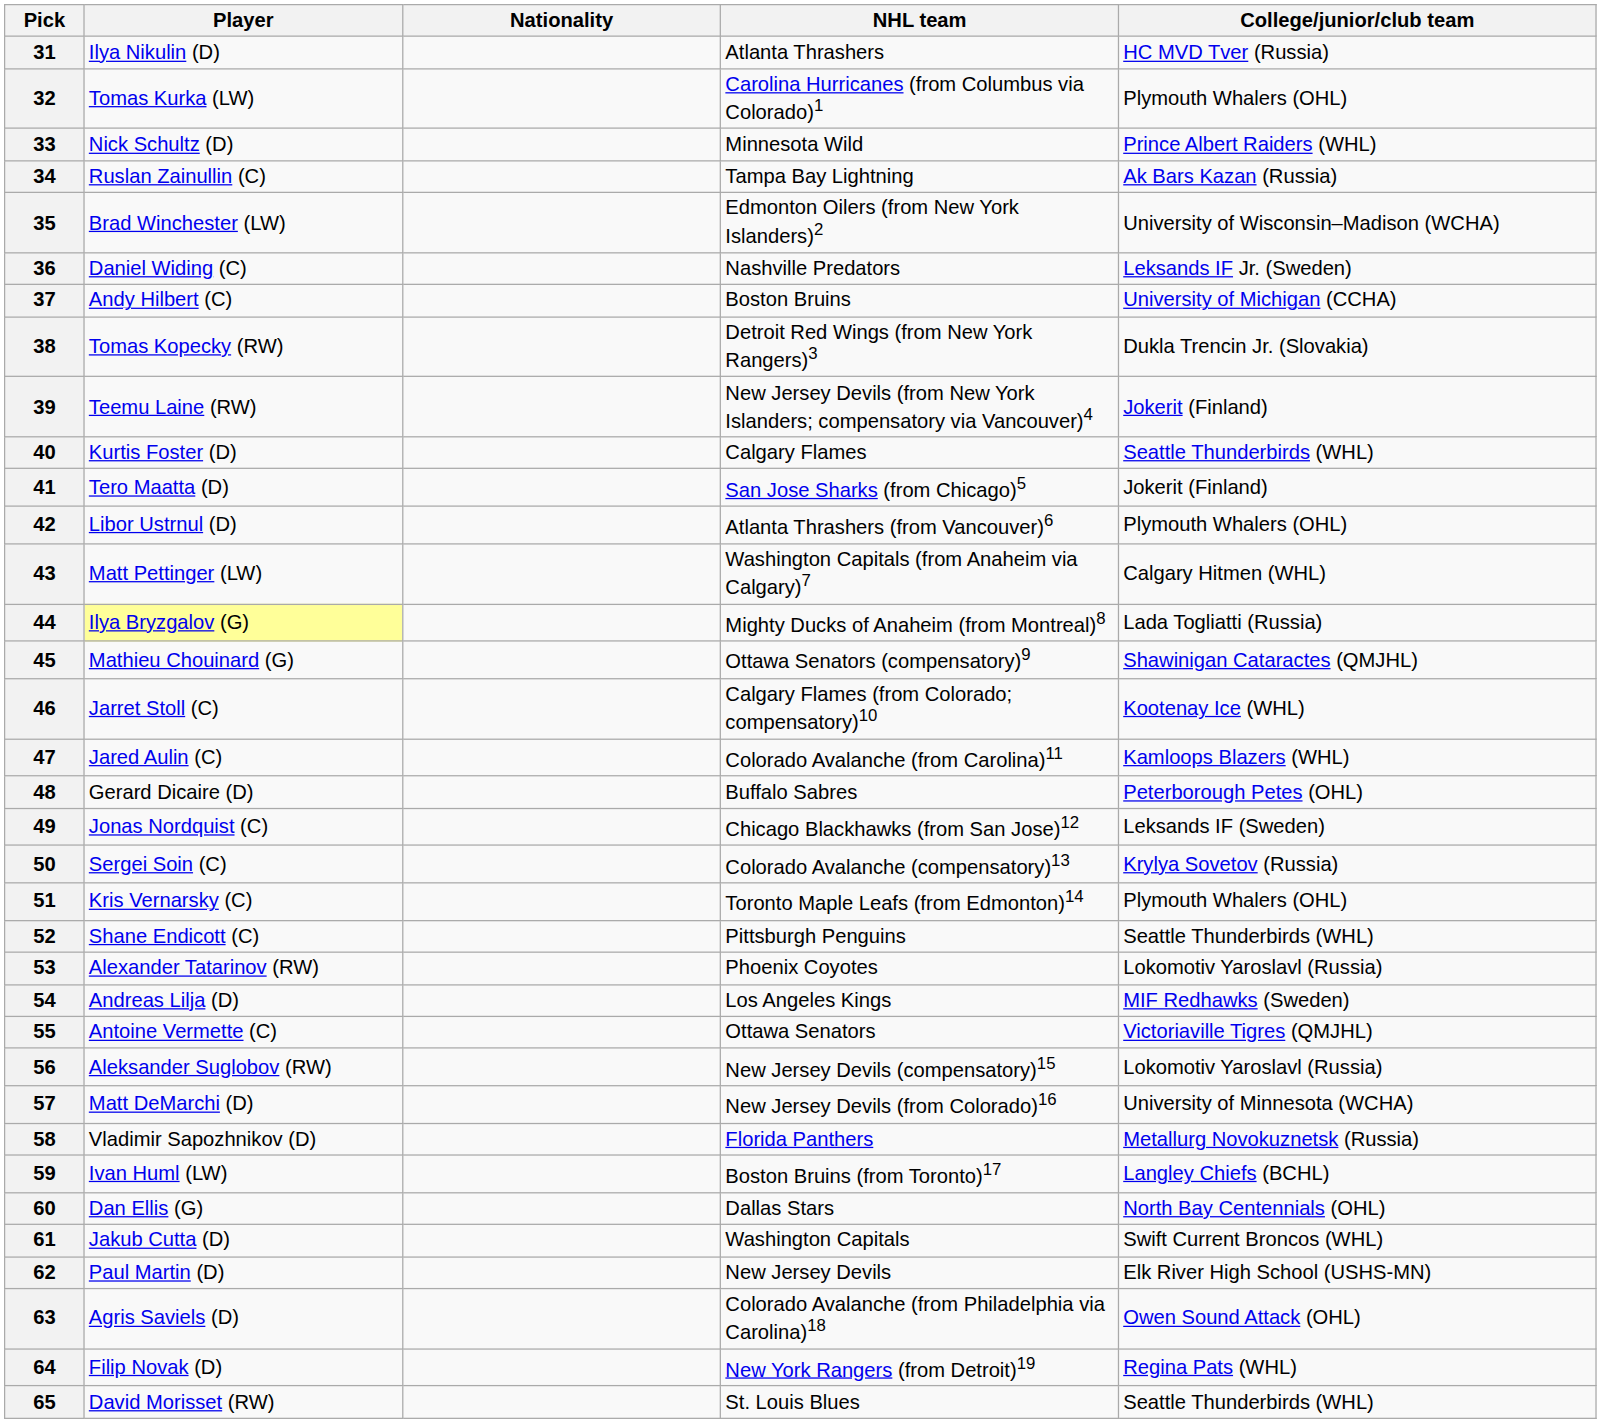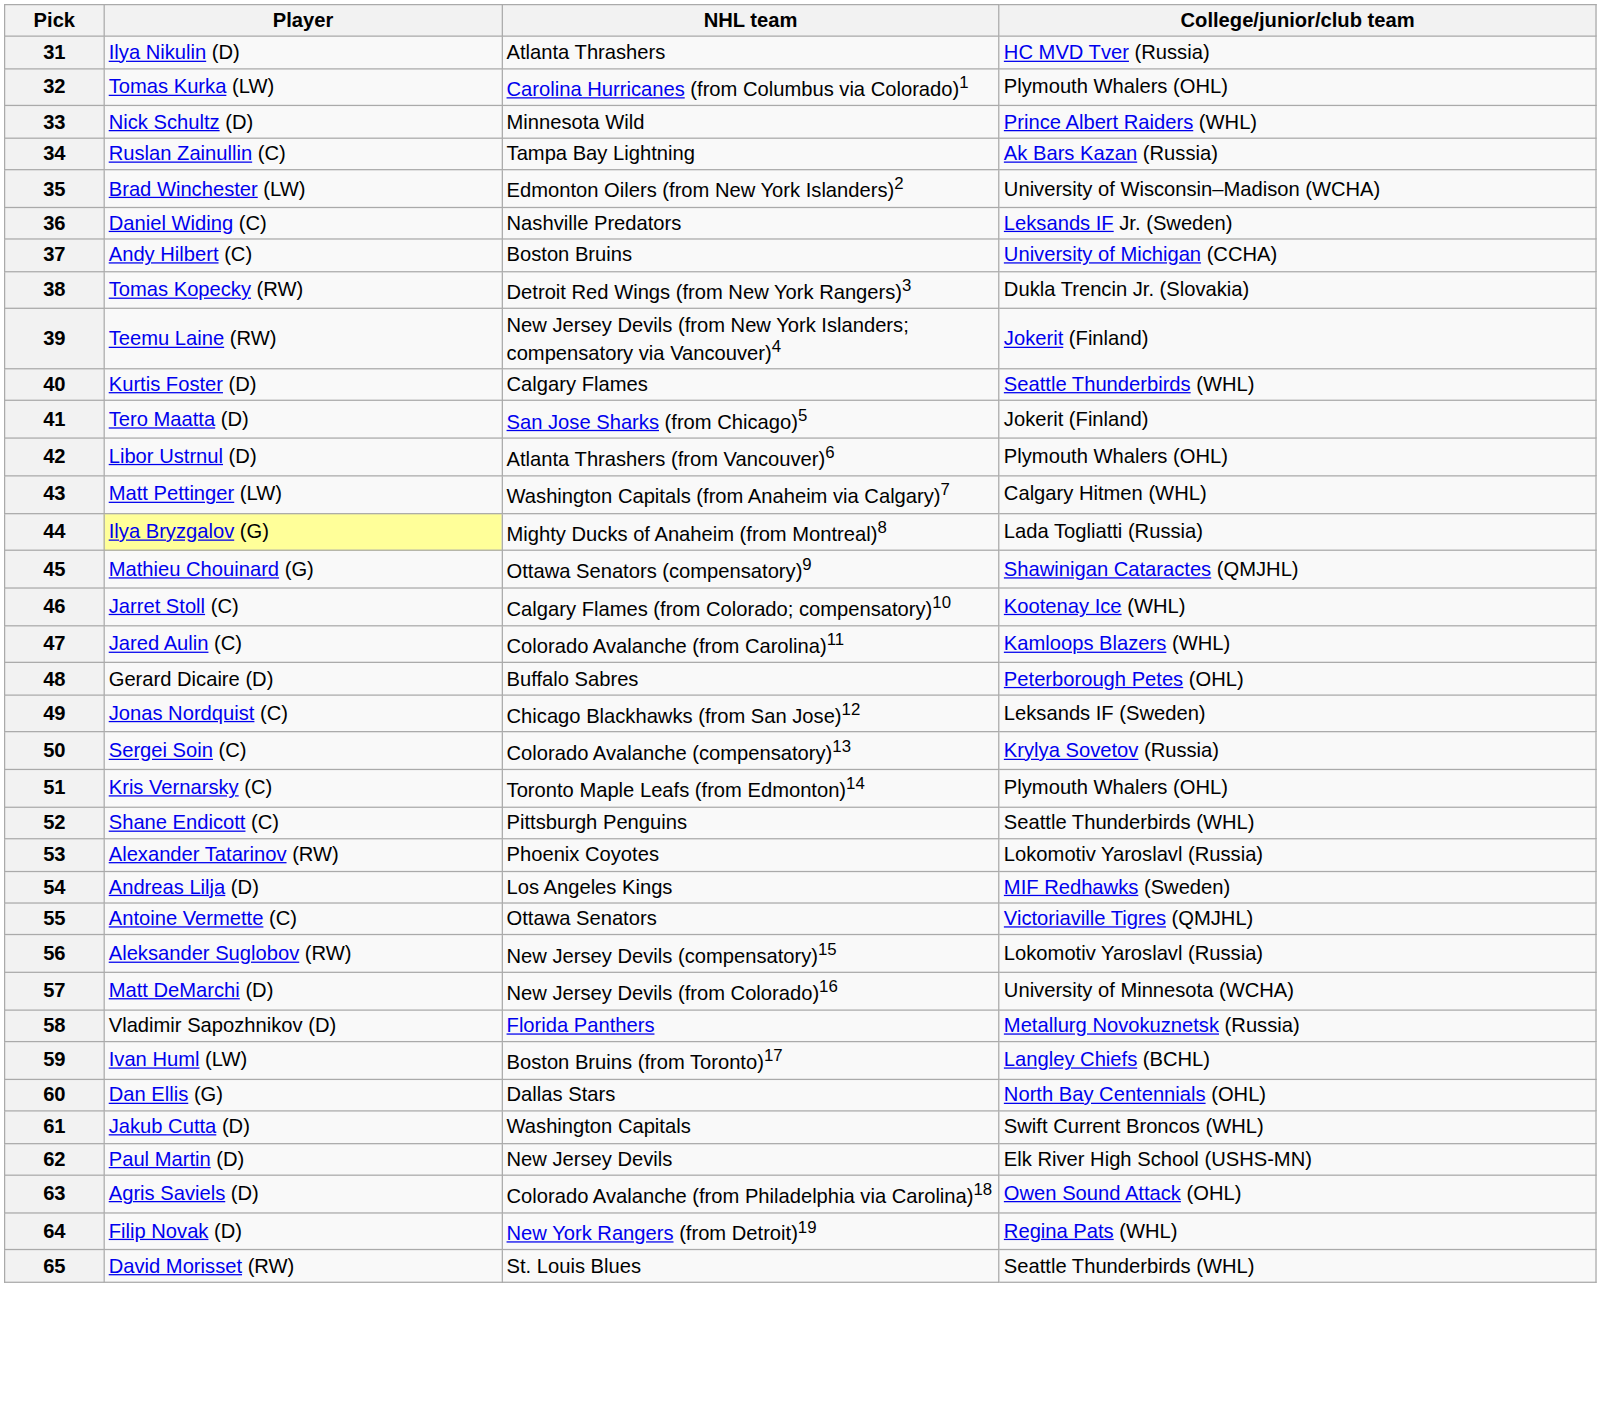- column: (562, 20)
